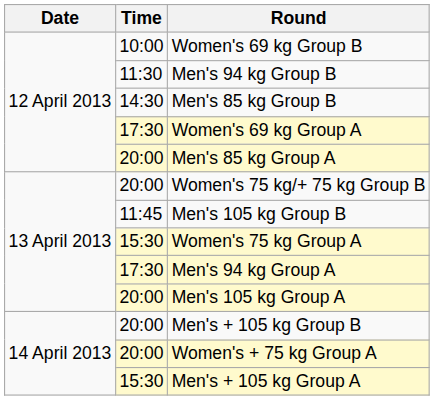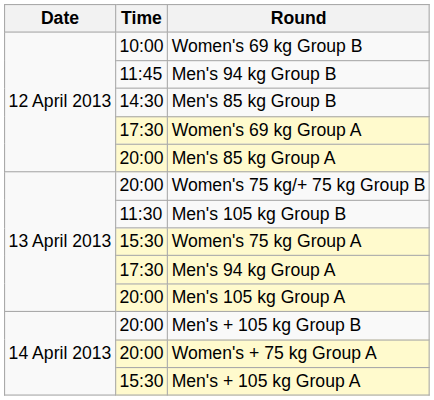(141, 74) 11:30 -> (141, 74) 11:45
(141, 213) 11:45 -> (141, 213) 11:30
